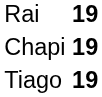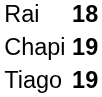(85, 14) 19 -> (85, 14) 18
